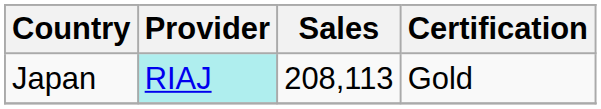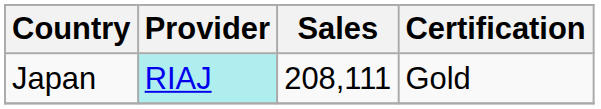(339, 77) 208,113 -> (338, 77) 208,111
